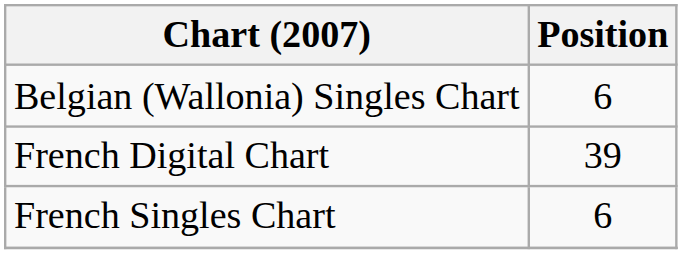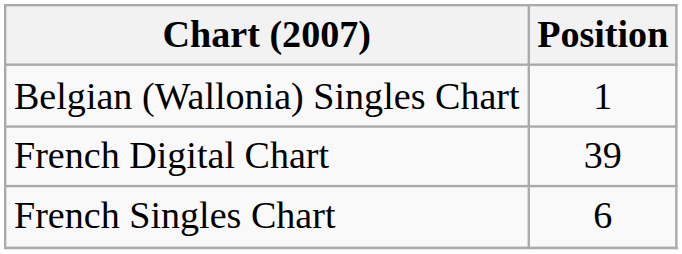(603, 95) 6 -> (603, 95) 1
